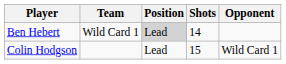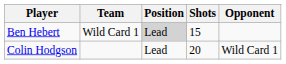(195, 31) 14 -> (195, 31) 15
(195, 50) 15 -> (195, 50) 20
